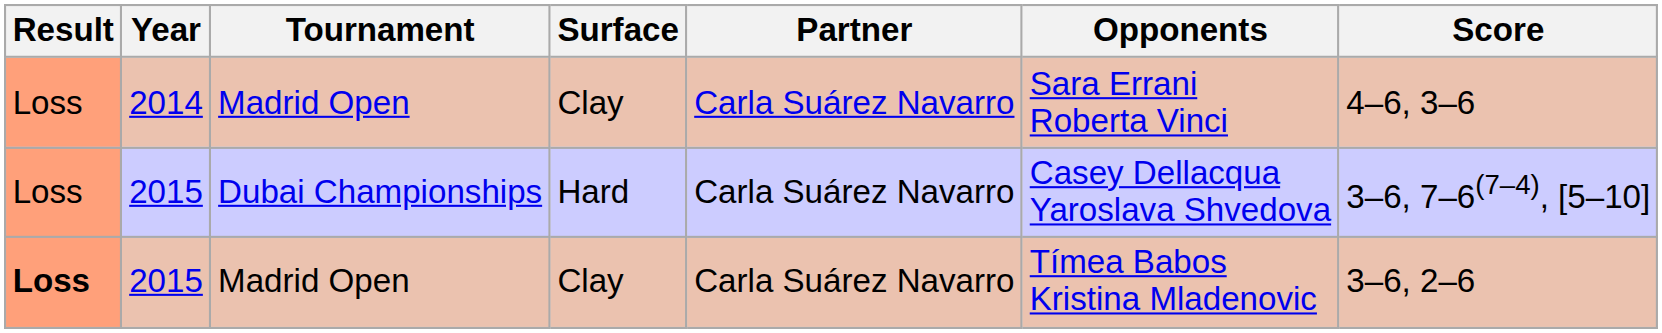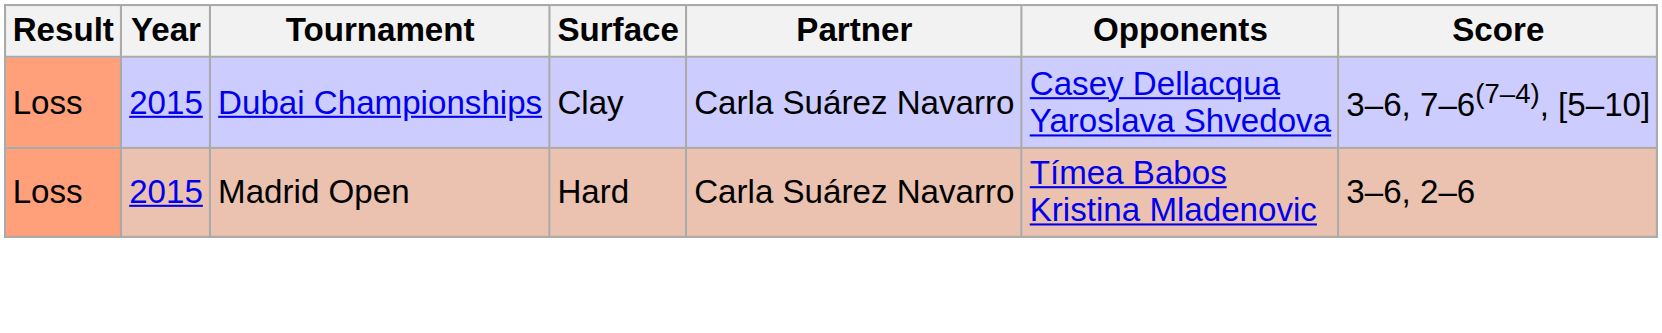- row: (166, 101)
(593, 191) Hard -> (591, 101) Clay
(51, 281) bold -> (48, 191) normal
(591, 281) Clay -> (593, 191) Hard
